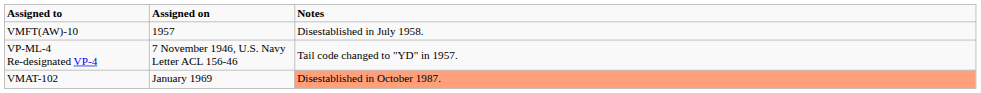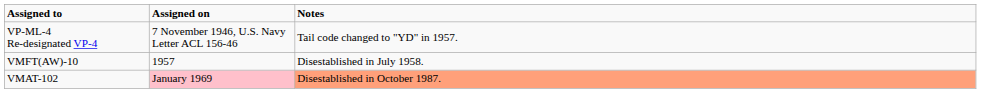rows swapped: (52, 55) <-> (43, 31)
(182, 79) no background -> (182, 79) pink background
